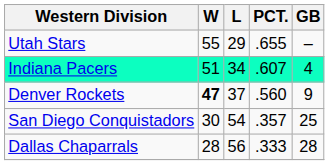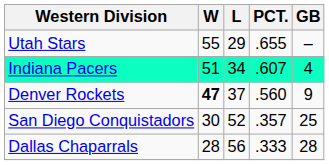(237, 120) 54 -> (237, 120) 52
